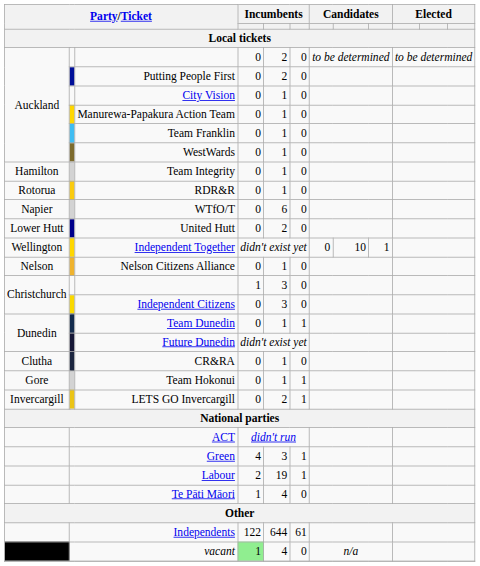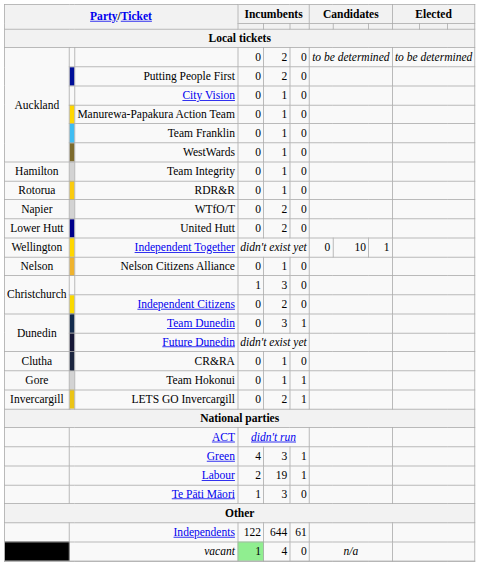(284, 209) 6 -> (284, 209) 2
(284, 304) 3 -> (284, 304) 2
(284, 323) 1 -> (284, 323) 3
(284, 494) 4 -> (284, 494) 3
